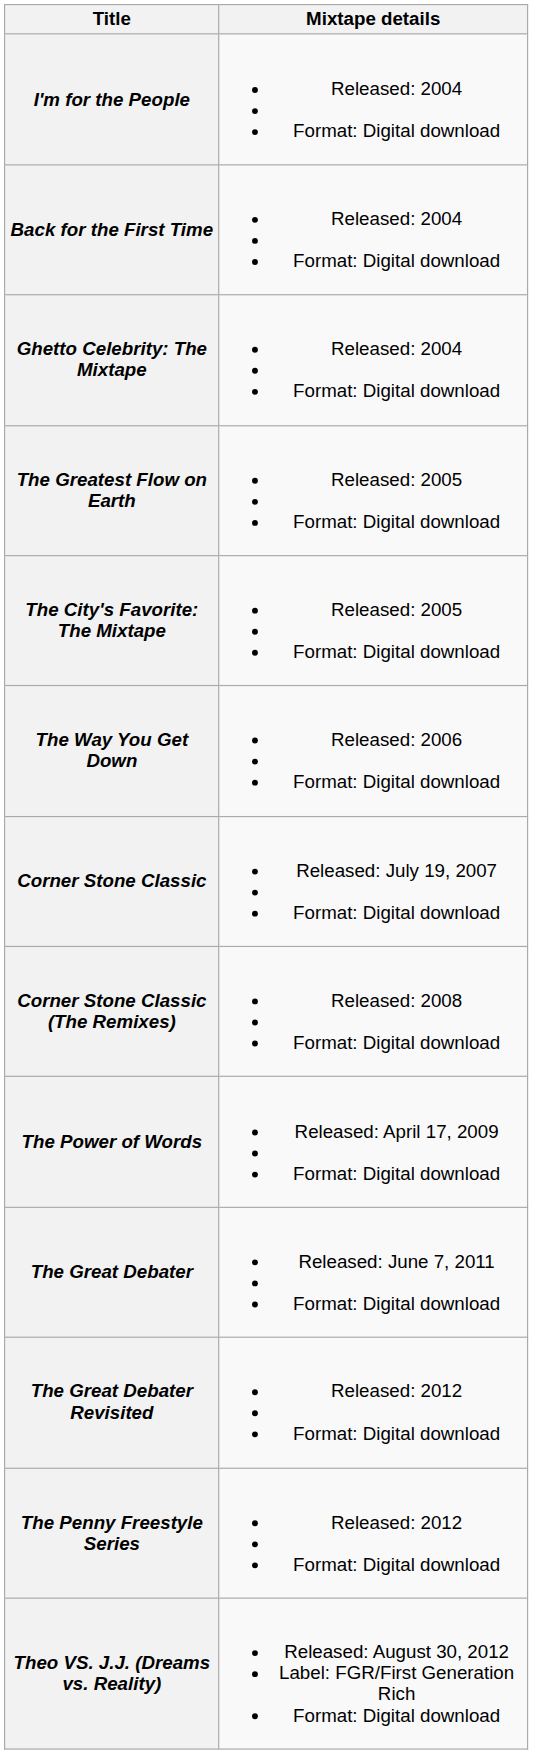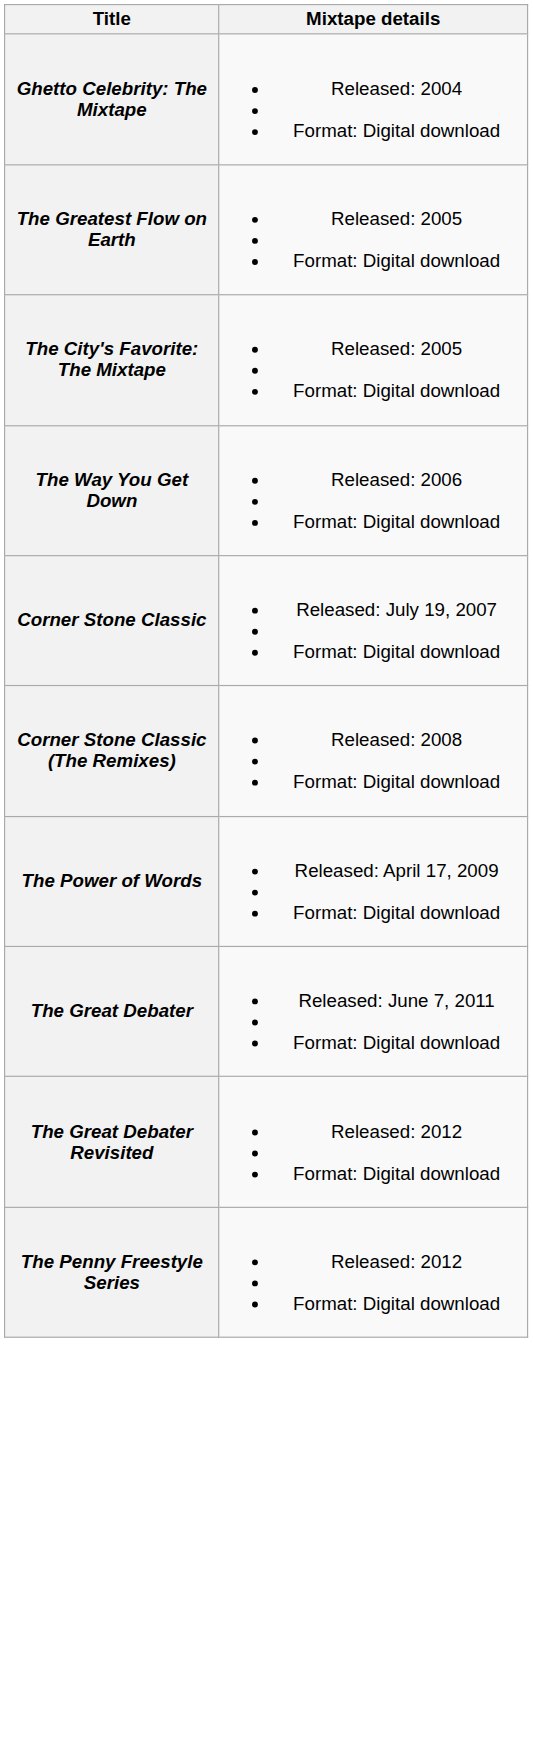- row: (112, 99)
- row: (112, 229)
- row: (112, 1673)
